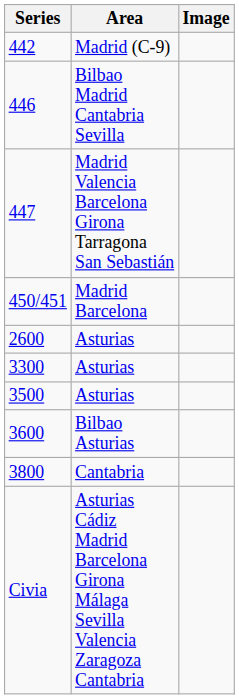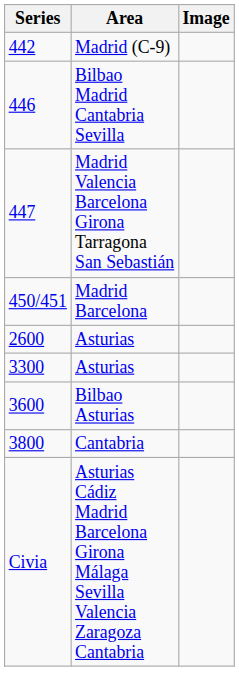- row: (26, 395)
